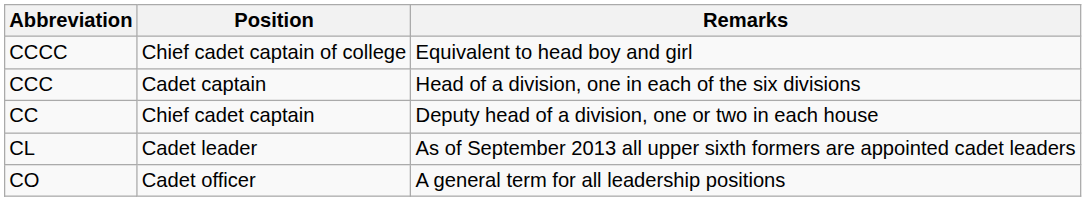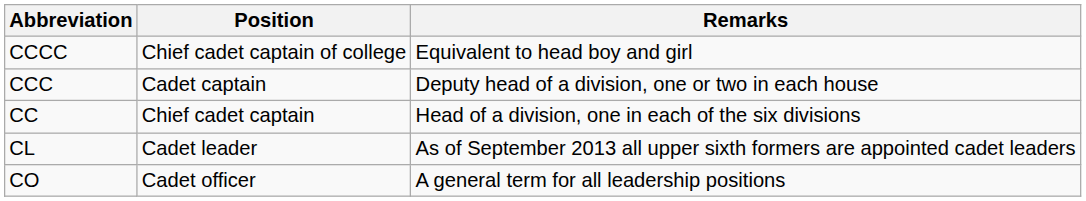(638, 84) Head of a division, one in each of the six divisions -> (647, 84) Deputy head of a division, one or two in each house
(647, 116) Deputy head of a division, one or two in each house -> (638, 116) Head of a division, one in each of the six divisions
